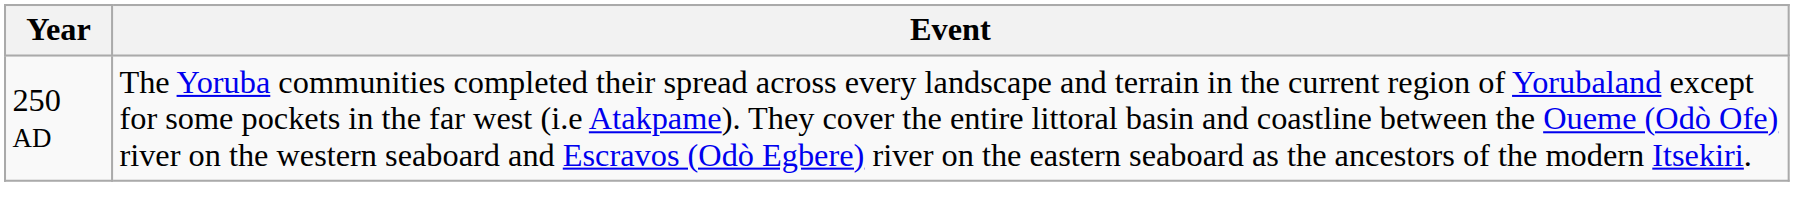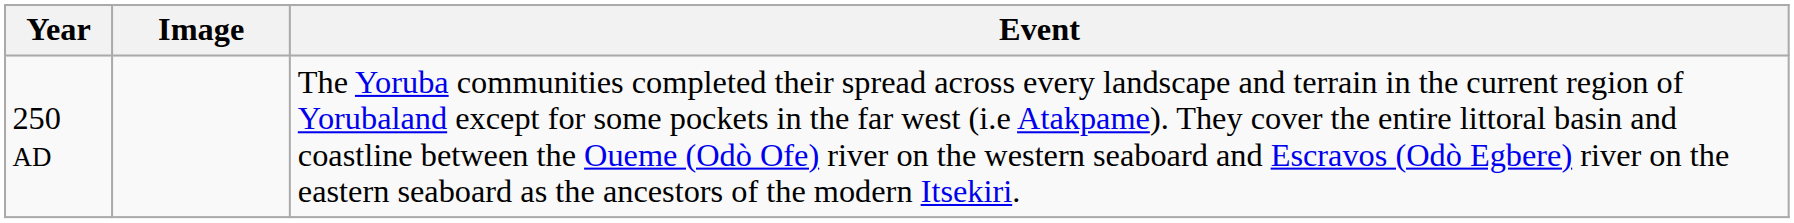+ column: (201, 30)
